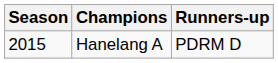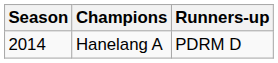(27, 44) 2015 -> (27, 44) 2014
